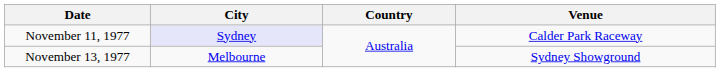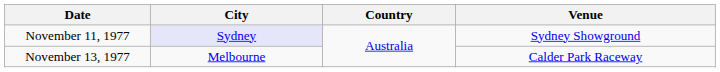(586, 35) Calder Park Raceway -> (586, 35) Sydney Showground
(586, 56) Sydney Showground -> (586, 56) Calder Park Raceway
